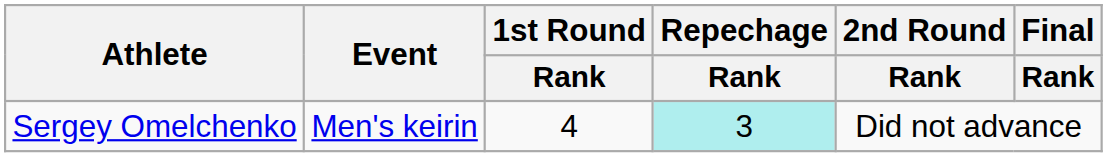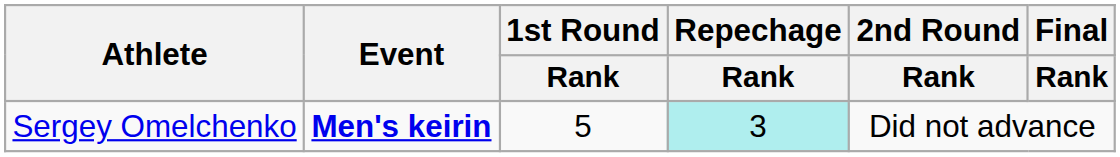(395, 127) normal -> (401, 127) bold
(569, 127) 4 -> (583, 127) 5
